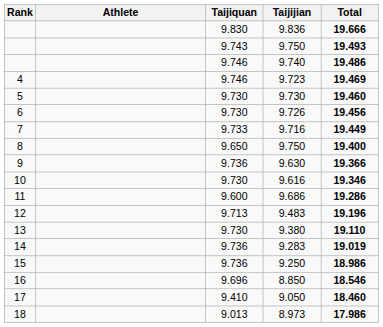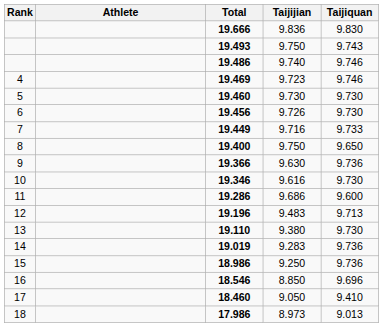columns swapped: (234, 12) <-> (350, 12)
